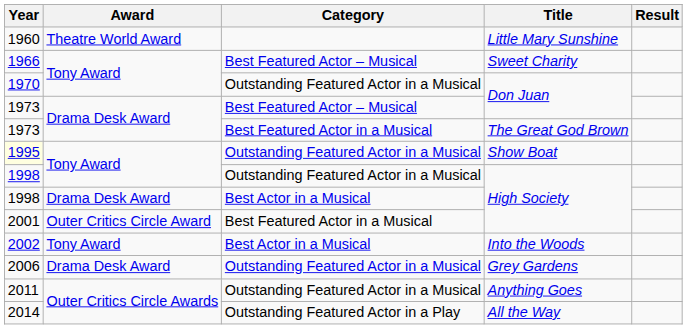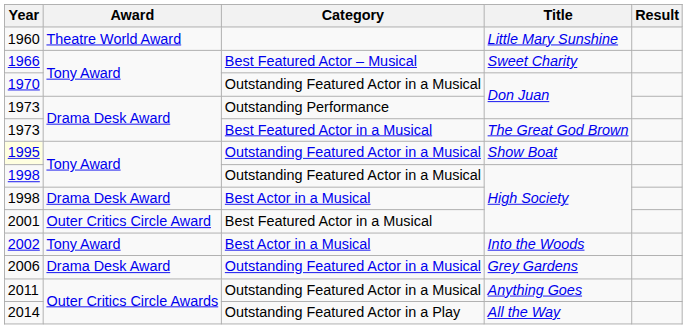(321, 107) Best Featured Actor – Musical -> (307, 107) Outstanding Performance
